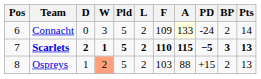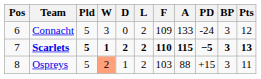columns swapped: (124, 13) <-> (86, 13)
(185, 30) lightyellow background -> (185, 30) no background
(227, 30) 2 -> (227, 30) 3
(246, 30) 14 -> (246, 30) 12
(227, 64) 2 -> (227, 64) 3
(246, 64) 13 -> (246, 64) 11
